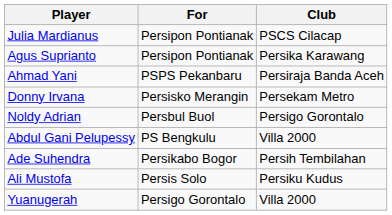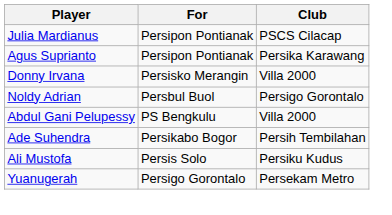- row: (42, 76)
(307, 96) Persekam Metro -> (288, 76) Villa 2000
(288, 199) Villa 2000 -> (307, 179) Persekam Metro
